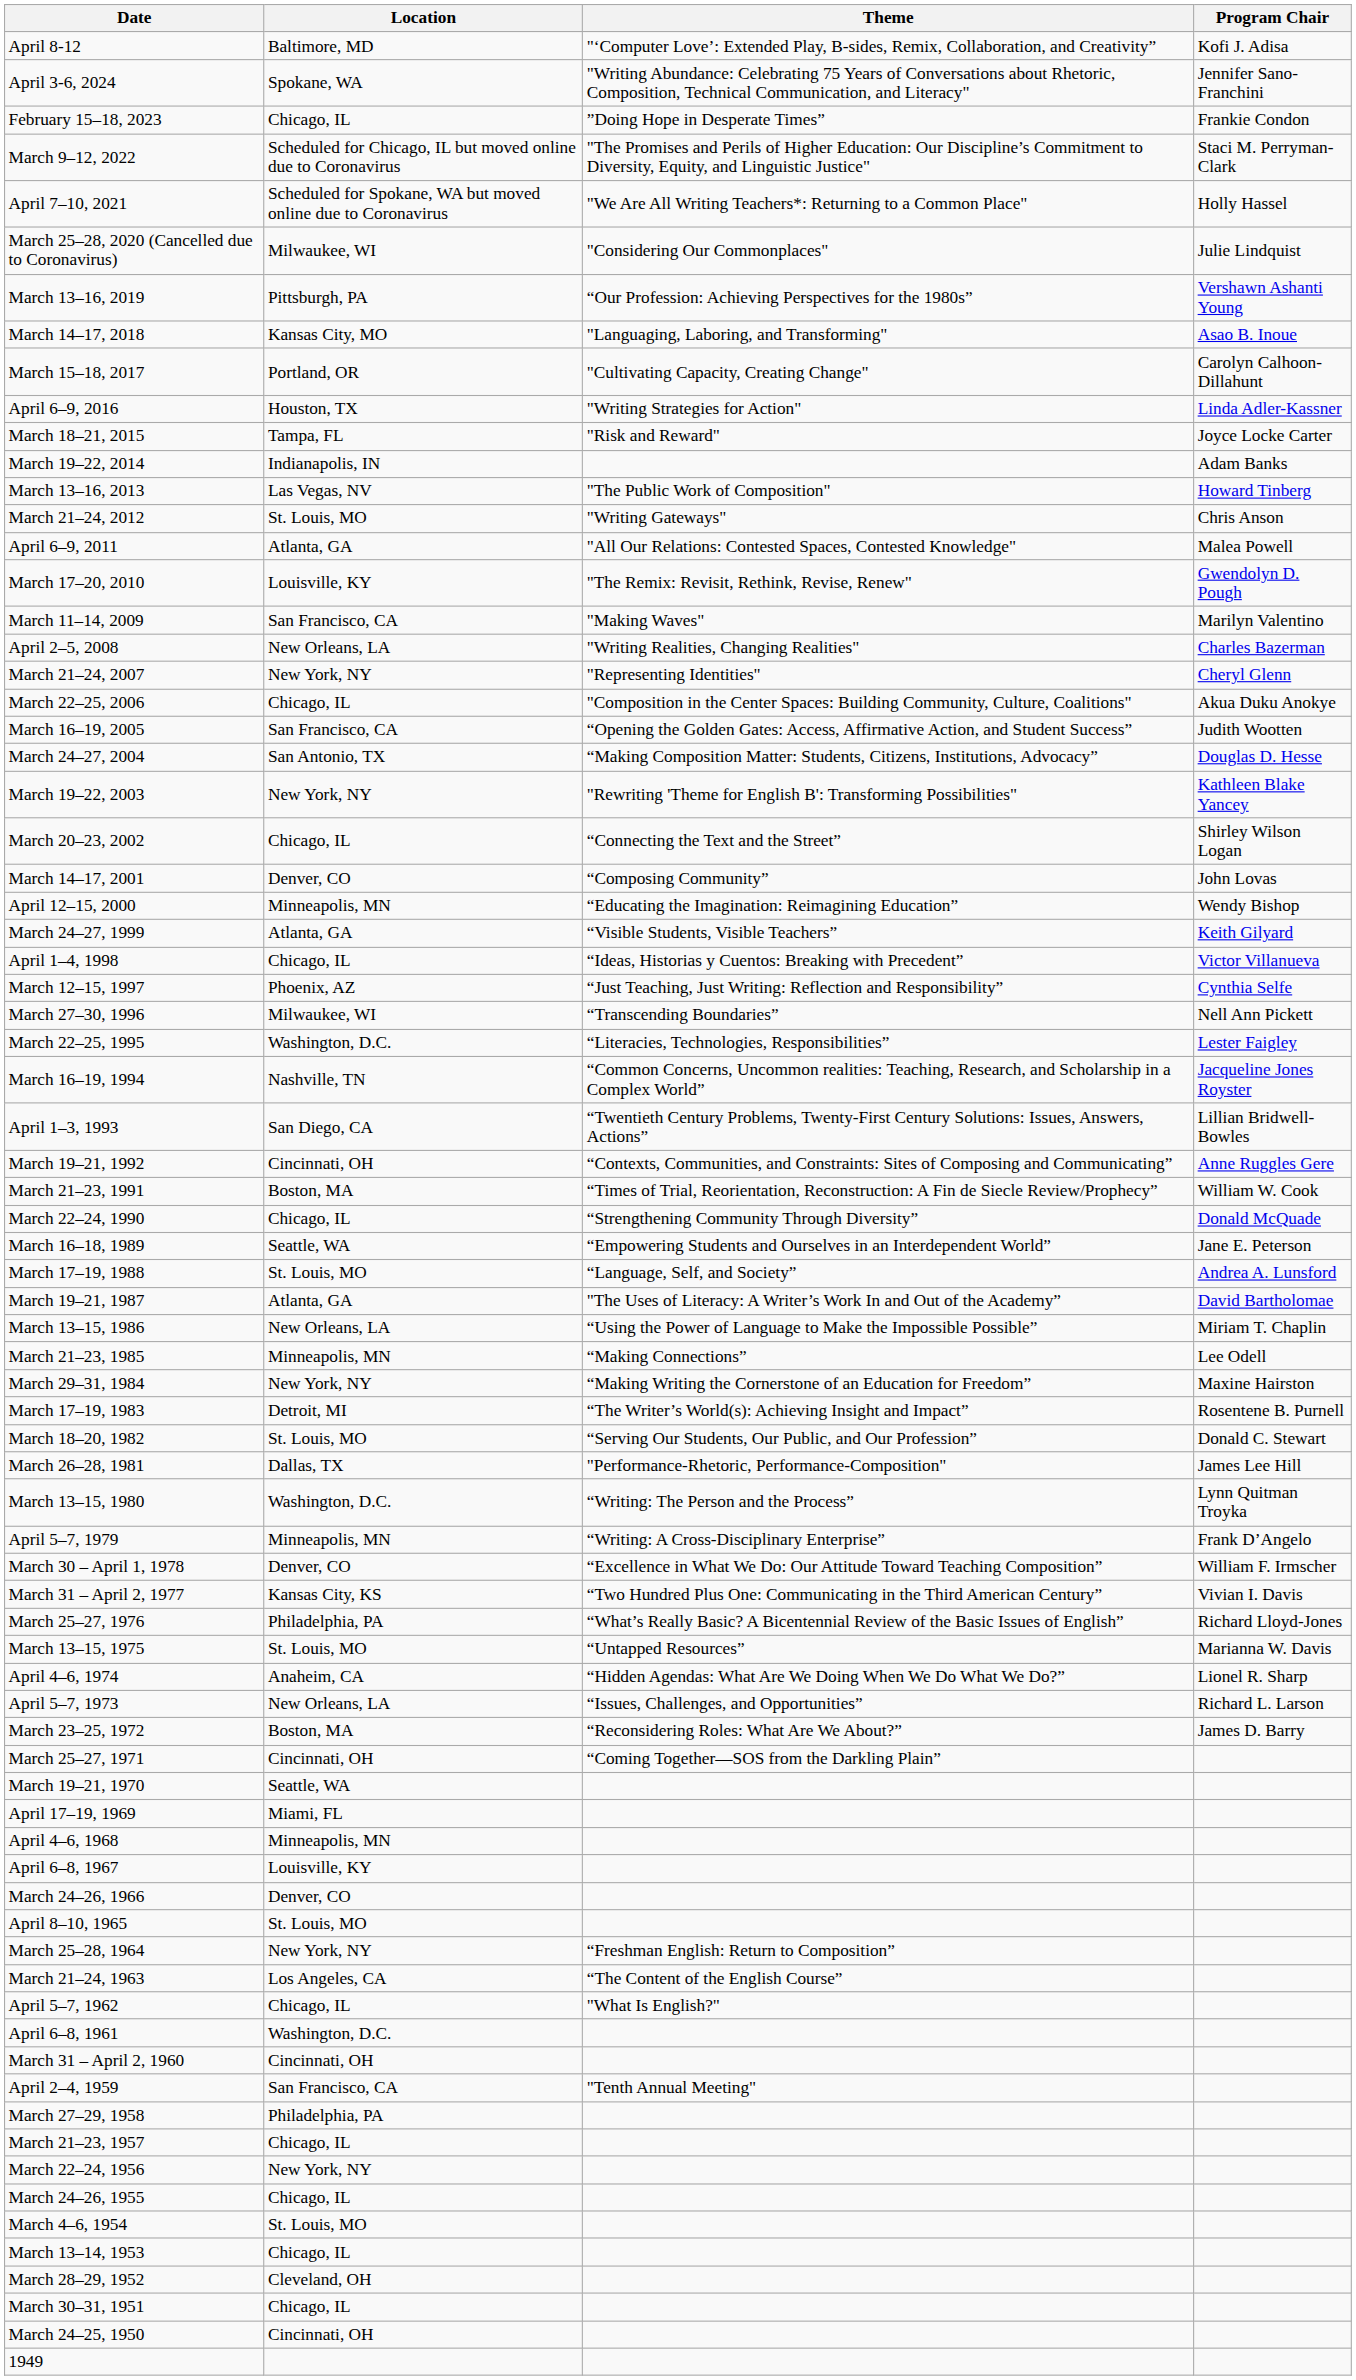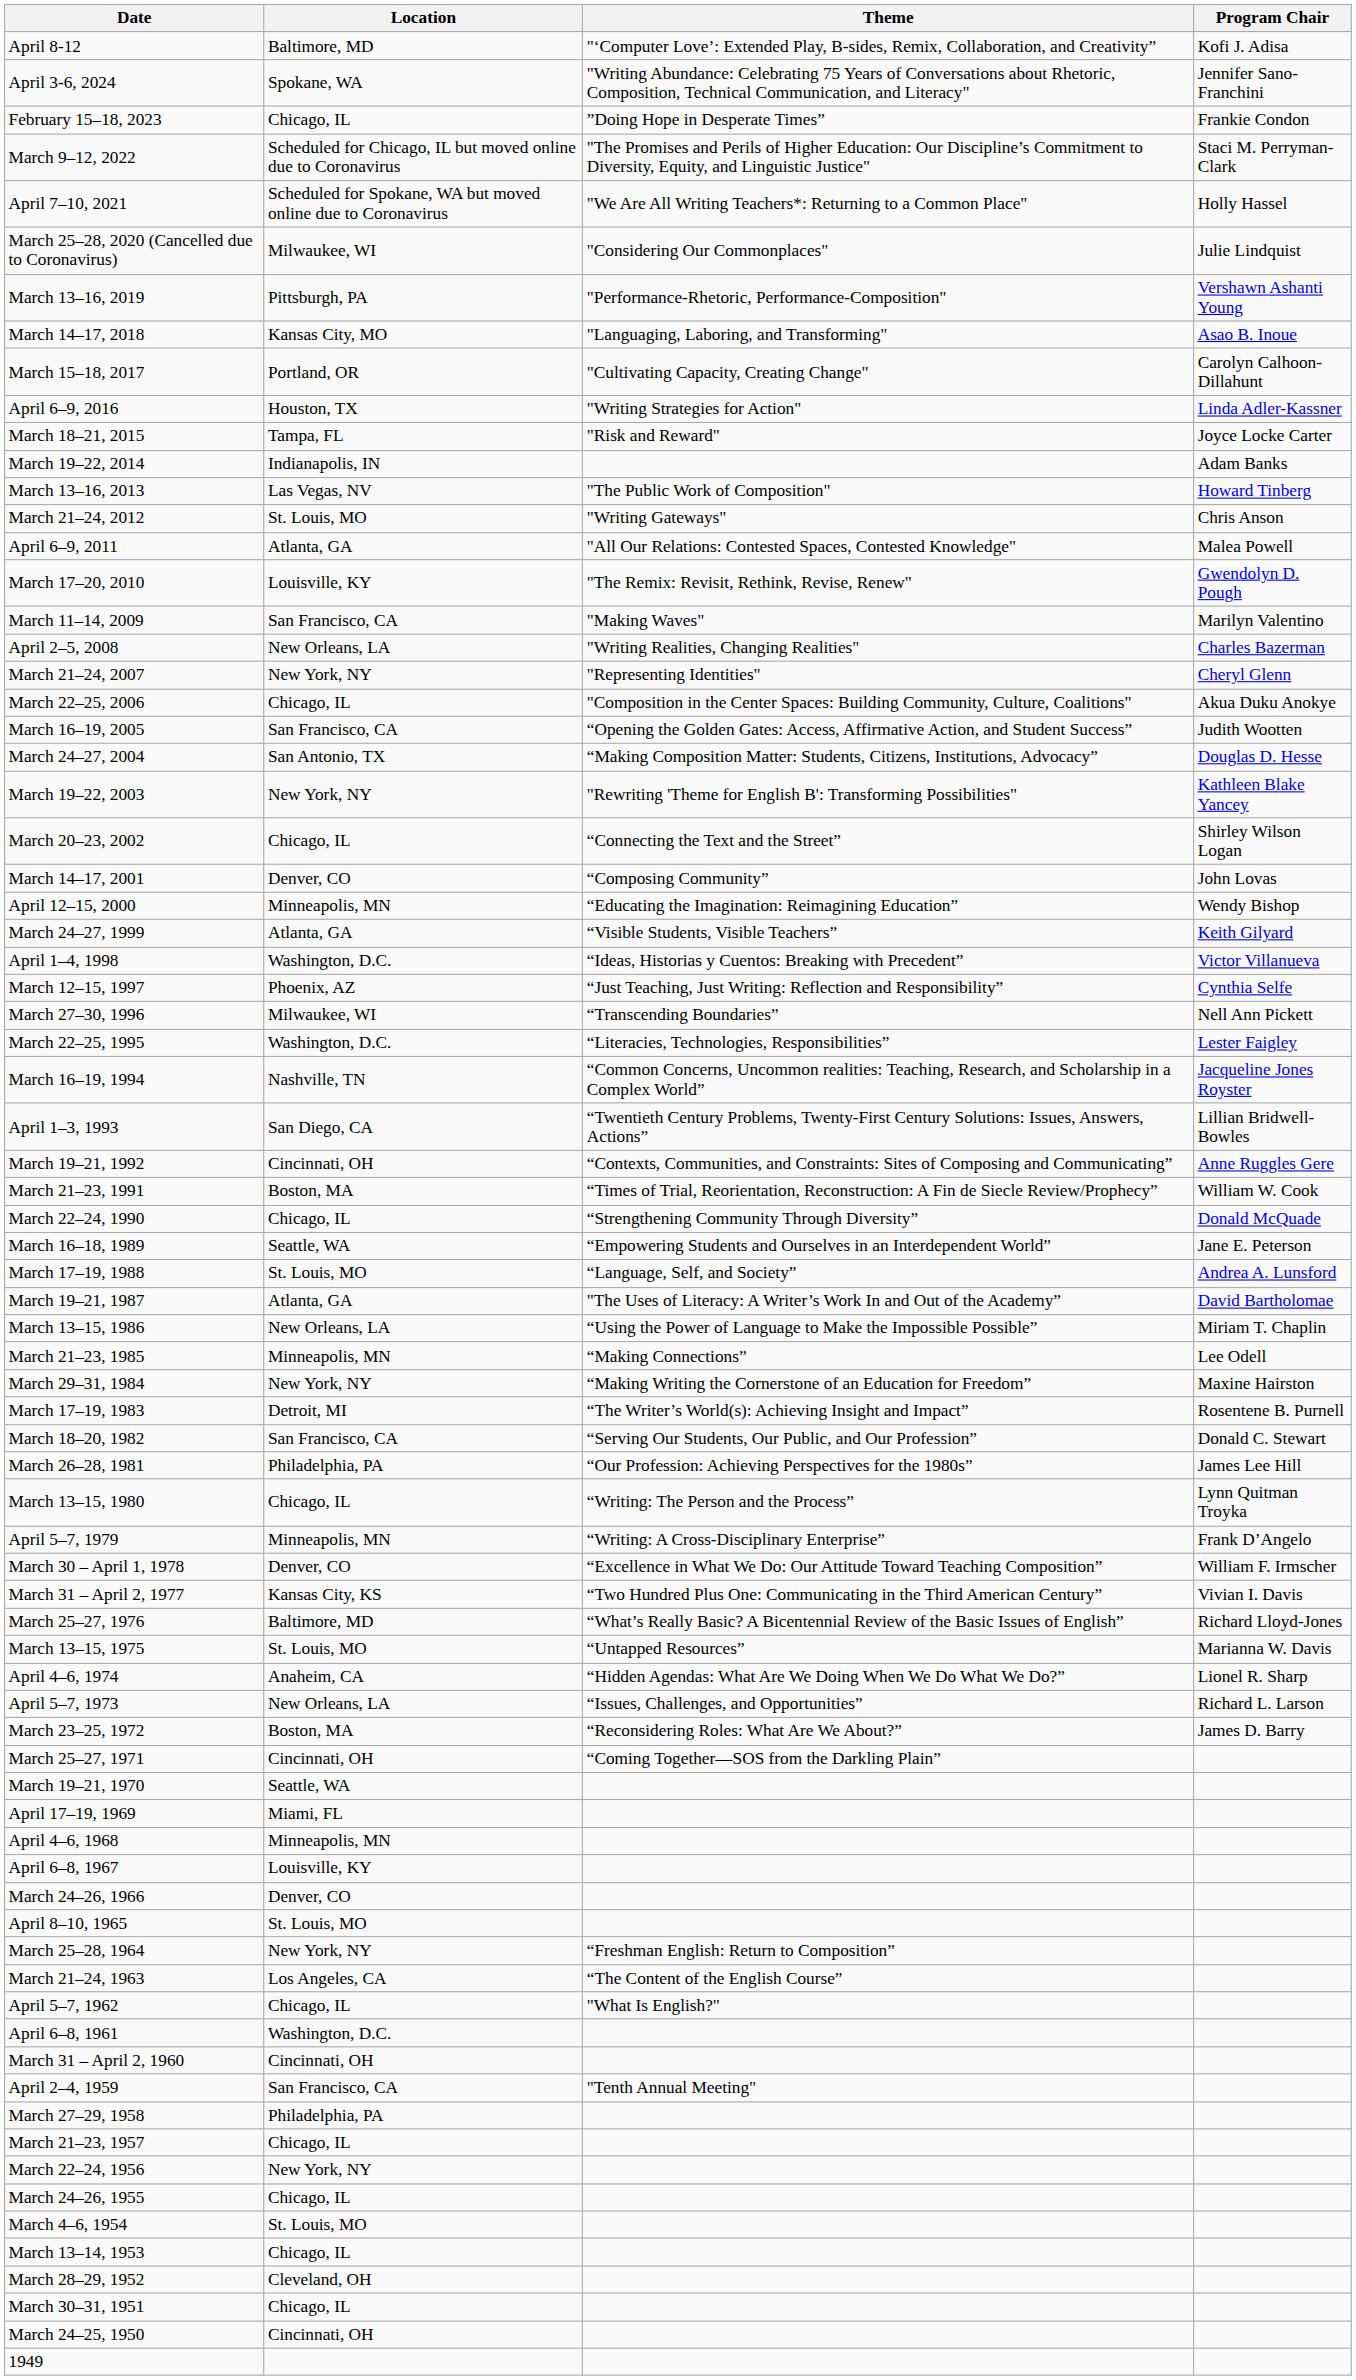(780, 297) “Our Profession: Achieving Perspectives for the 1980s” -> (767, 297) "Performance-Rhetoric, Performance-Composition"
(309, 960) Chicago, IL -> (330, 960) Washington, D.C.
(317, 1437) St. Louis, MO -> (333, 1437) San Francisco, CA
(306, 1465) Dallas, TX -> (326, 1465) Philadelphia, PA
(767, 1465) "Performance-Rhetoric, Performance-Composition" -> (780, 1465) “Our Profession: Achieving Perspectives for the 1980s”
(330, 1502) Washington, D.C. -> (309, 1502) Chicago, IL
(326, 1621) Philadelphia, PA -> (321, 1621) Baltimore, MD
